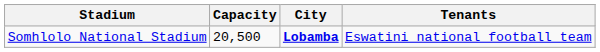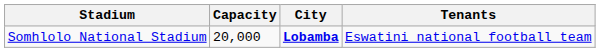(237, 37) 20,500 -> (237, 37) 20,000
